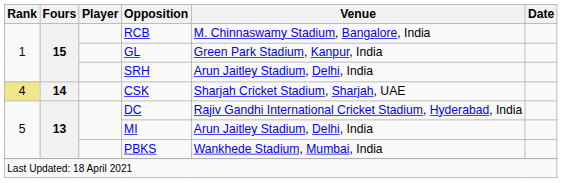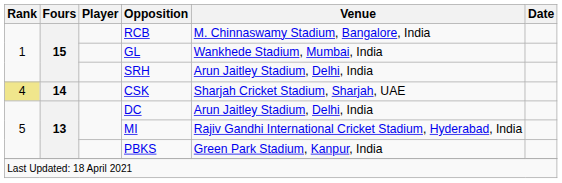(288, 52) Green Park Stadium, Kanpur, India -> (288, 52) Wankhede Stadium, Mumbai, India
(358, 110) Rajiv Gandhi International Cricket Stadium, Hyderabad, India -> (283, 110) Arun Jaitley Stadium, Delhi, India
(283, 129) Arun Jaitley Stadium, Delhi, India -> (358, 129) Rajiv Gandhi International Cricket Stadium, Hyderabad, India
(288, 149) Wankhede Stadium, Mumbai, India -> (288, 149) Green Park Stadium, Kanpur, India
